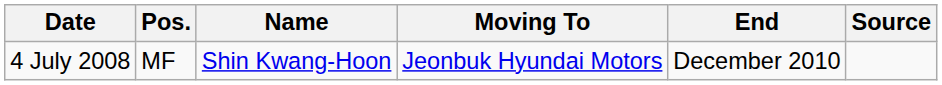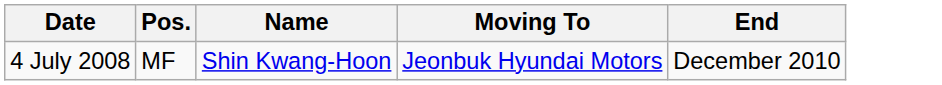- column: (891, 23)
